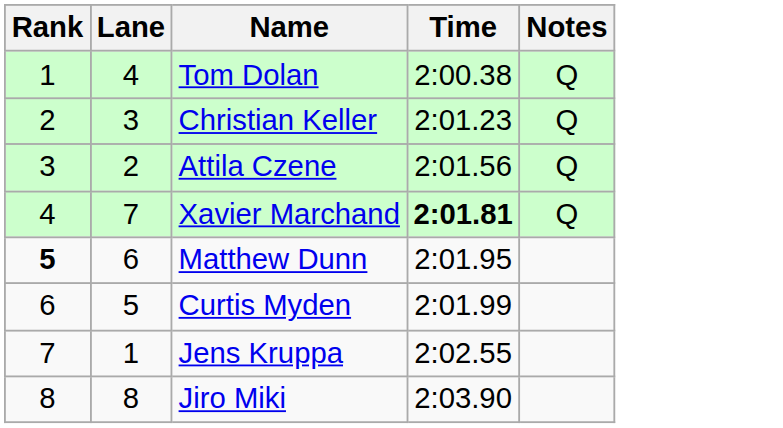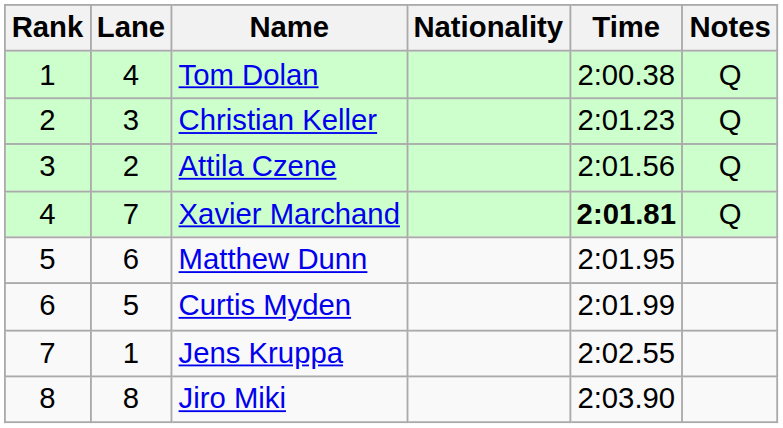+ column: (488, 27)
(47, 259) bold -> (47, 259) normal
